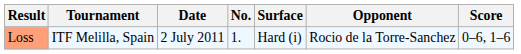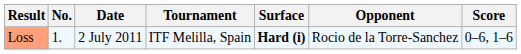columns swapped: (241, 15) <-> (103, 15)
(280, 37) normal -> (281, 37) bold
